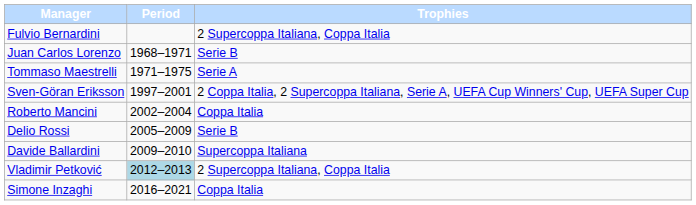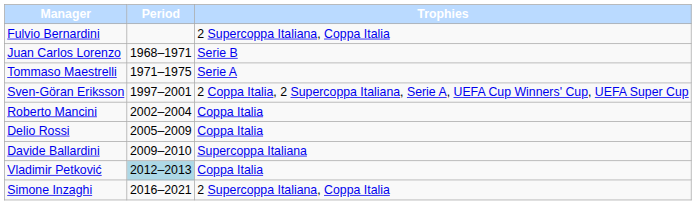(218, 131) Serie B -> (230, 131) Coppa Italia
(294, 170) 2 Supercoppa Italiana, Coppa Italia -> (230, 170) Coppa Italia
(230, 190) Coppa Italia -> (294, 190) 2 Supercoppa Italiana, Coppa Italia
